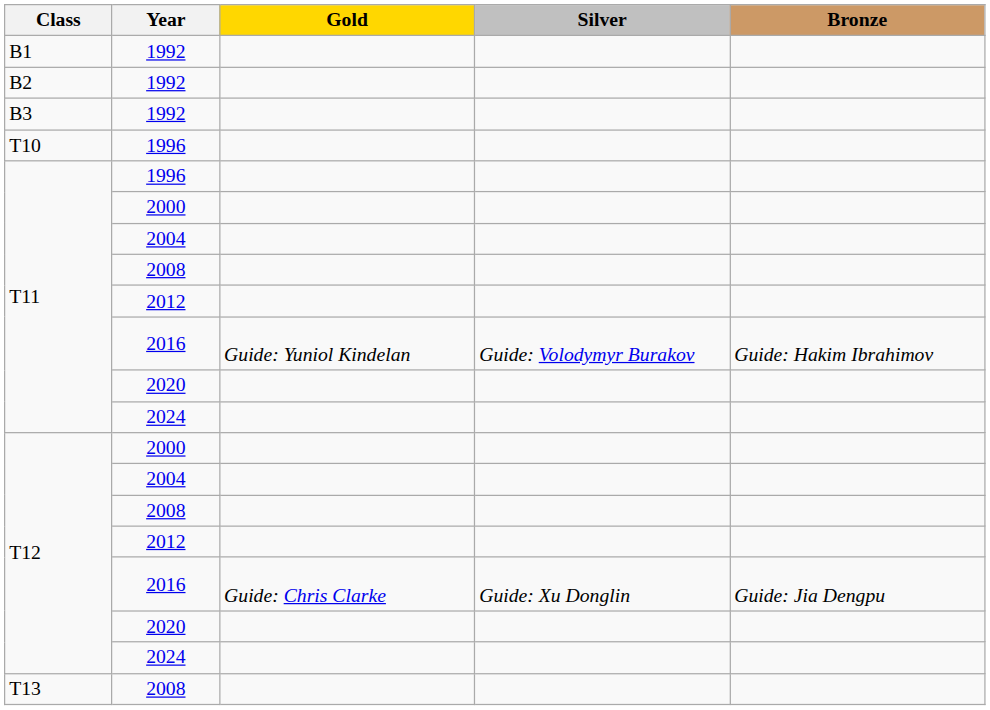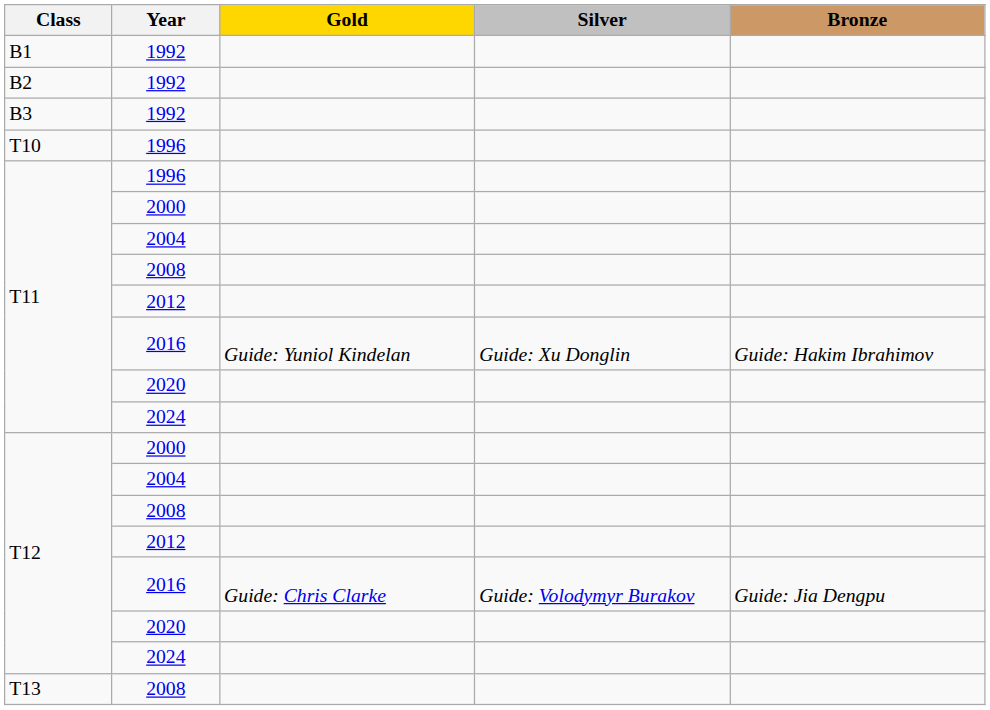(587, 354) Guide: Volodymyr Burakov -> (555, 354) Guide: Xu Donglin
(555, 594) Guide: Xu Donglin -> (587, 594) Guide: Volodymyr Burakov
